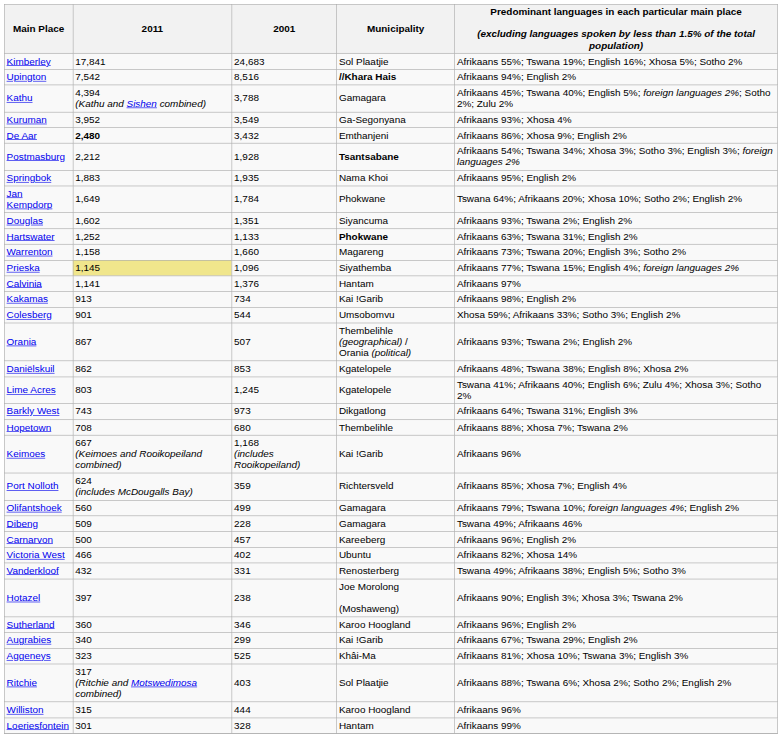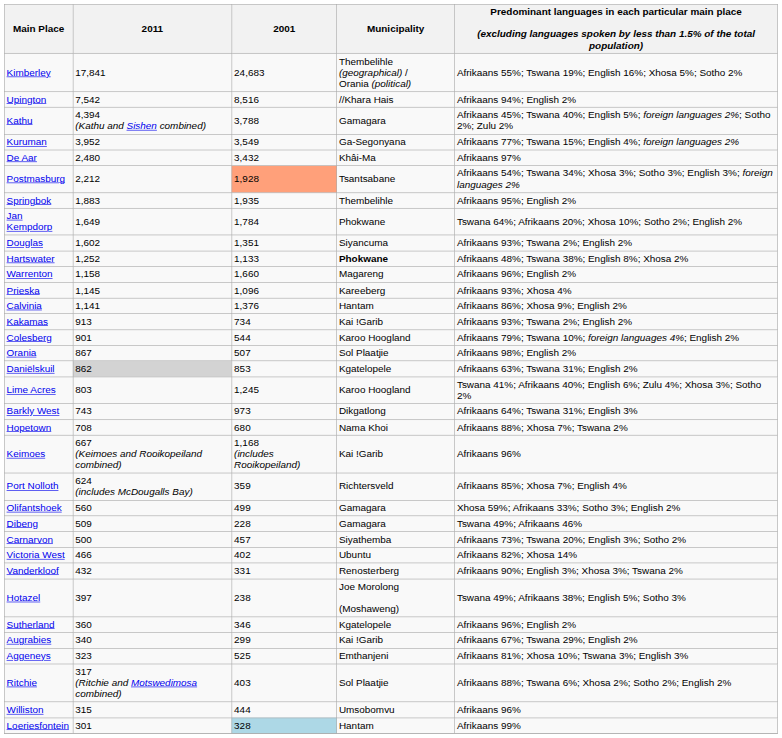(364, 61) Sol Plaatjie -> (375, 72) Thembelihle (geographical) / Orania (political)
(368, 77) bold -> (366, 99) normal
(514, 119) Afrikaans 93%; Xhosa 4% -> (598, 142) Afrikaans 77%; Tswana 15%; English 4%; foreign languages 2%
(88, 135) bold -> (88, 157) normal
(364, 135) Emthanjeni -> (357, 157) Khâi-Ma
(542, 135) Afrikaans 86%; Xhosa 9%; English 2% -> (489, 157) Afrikaans 97%
(247, 156) no background -> (247, 179) lightsalmon background
(369, 156) bold -> (367, 179) normal
(363, 178) Nama Khoi -> (366, 200) Thembelihle
(547, 236) Afrikaans 63%; Tswana 31%; English 2% -> (573, 258) Afrikaans 48%; Tswana 38%; English 8%; Xhosa 2%
(572, 252) Afrikaans 73%; Tswana 20%; English 3%; Sotho 2% -> (517, 274) Afrikaans 96%; English 2%
(88, 268) khaki background -> (88, 290) no background
(365, 268) Siyathemba -> (362, 290) Kareeberg
(598, 268) Afrikaans 77%; Tswana 15%; English 4%; foreign languages 2% -> (514, 290) Afrikaans 93%; Xhosa 4%
(489, 283) Afrikaans 97% -> (542, 306) Afrikaans 86%; Xhosa 9%; English 2%
(517, 299) Afrikaans 98%; English 2% -> (545, 321) Afrikaans 93%; Tswana 2%; English 2%
(367, 315) Umsobomvu -> (375, 337) Karoo Hoogland
(569, 315) Xhosa 59%; Afrikaans 33%; Sotho 3%; English 2% -> (598, 337) Afrikaans 79%; Tswana 10%; foreign languages 4%; English 2%
(375, 342) Thembelihle (geographical) / Orania (political) -> (364, 353) Sol Plaatjie
(545, 342) Afrikaans 93%; Tswana 2%; English 2% -> (517, 353) Afrikaans 98%; English 2%
(84, 369) no background -> (84, 369) lightgrey background
(573, 369) Afrikaans 48%; Tswana 38%; English 8%; Xhosa 2% -> (547, 369) Afrikaans 63%; Tswana 31%; English 2%
(365, 390) Kgatelopele -> (375, 390) Karoo Hoogland
(366, 427) Thembelihle -> (363, 427) Nama Khoi
(598, 508) Afrikaans 79%; Tswana 10%; foreign languages 4%; English 2% -> (569, 508) Xhosa 59%; Afrikaans 33%; Sotho 3%; English 2%
(362, 539) Kareeberg -> (365, 539) Siyathemba
(517, 539) Afrikaans 96%; English 2% -> (572, 539) Afrikaans 73%; Tswana 20%; English 3%; Sotho 2%
(571, 571) Tswana 49%; Afrikaans 38%; English 5%; Sotho 3% -> (570, 571) Afrikaans 90%; English 3%; Xhosa 3%; Tswana 2%
(570, 597) Afrikaans 90%; English 3%; Xhosa 3%; Tswana 2% -> (571, 597) Tswana 49%; Afrikaans 38%; English 5%; Sotho 3%
(375, 624) Karoo Hoogland -> (365, 624) Kgatelopele
(357, 656) Khâi-Ma -> (364, 656) Emthanjeni
(375, 710) Karoo Hoogland -> (367, 710) Umsobomvu
(242, 725) no background -> (242, 725) lightblue background
